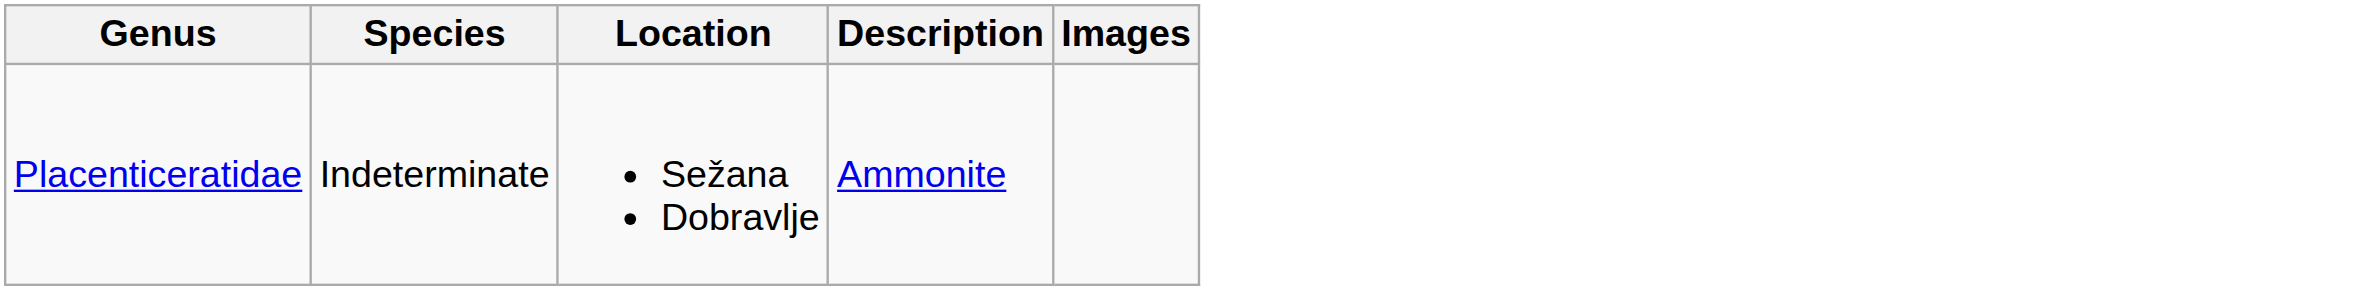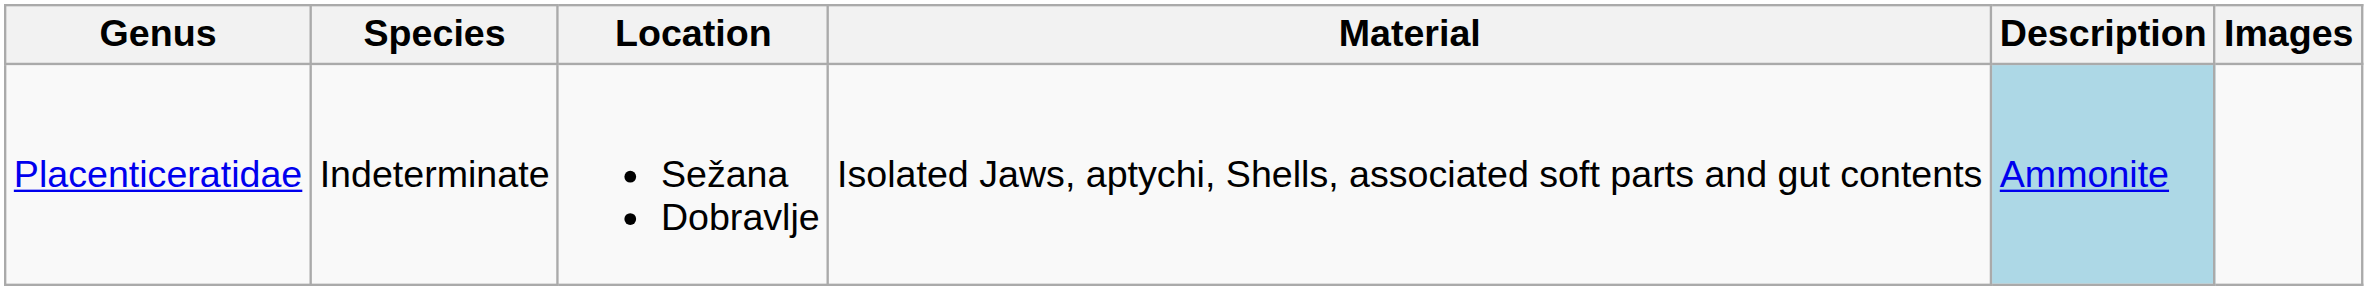+ column: (1410, 34)
(922, 173) no background -> (2084, 173) lightblue background
